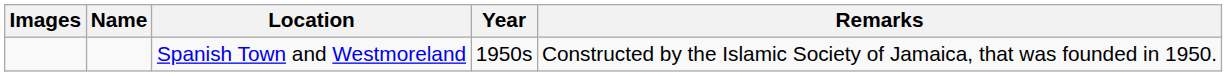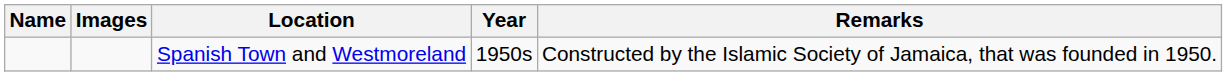columns swapped: (119, 20) <-> (45, 20)
